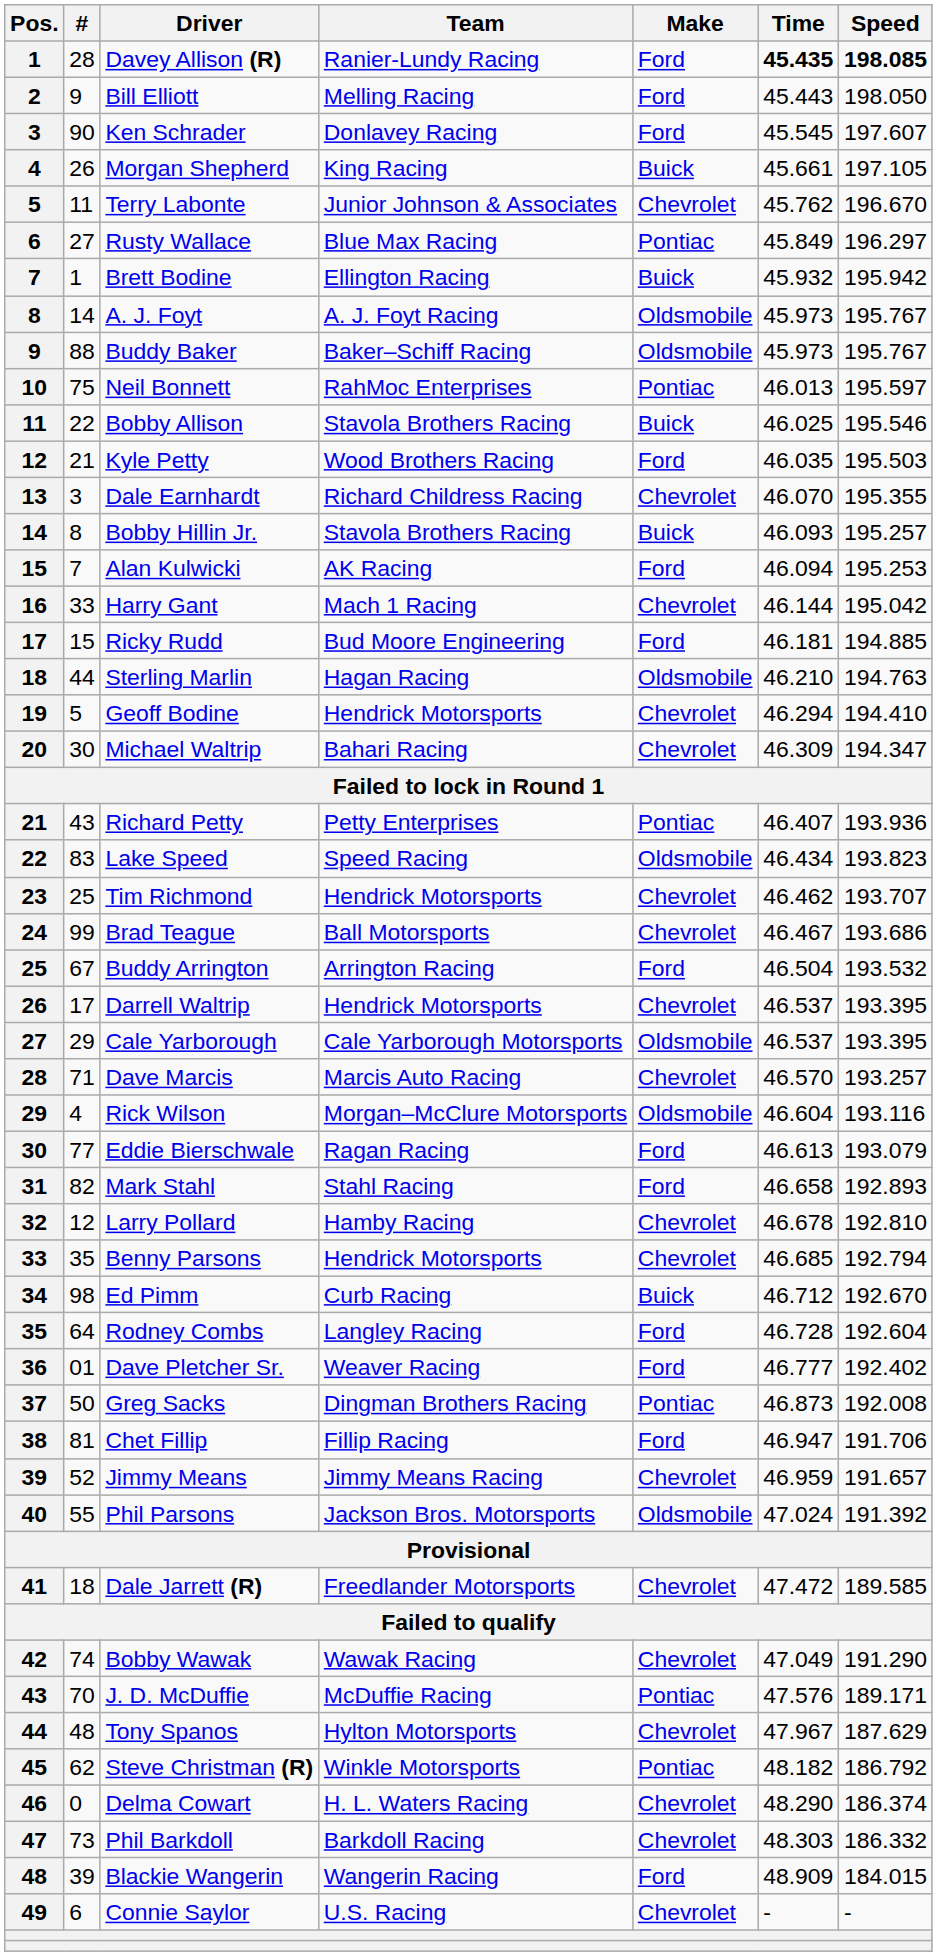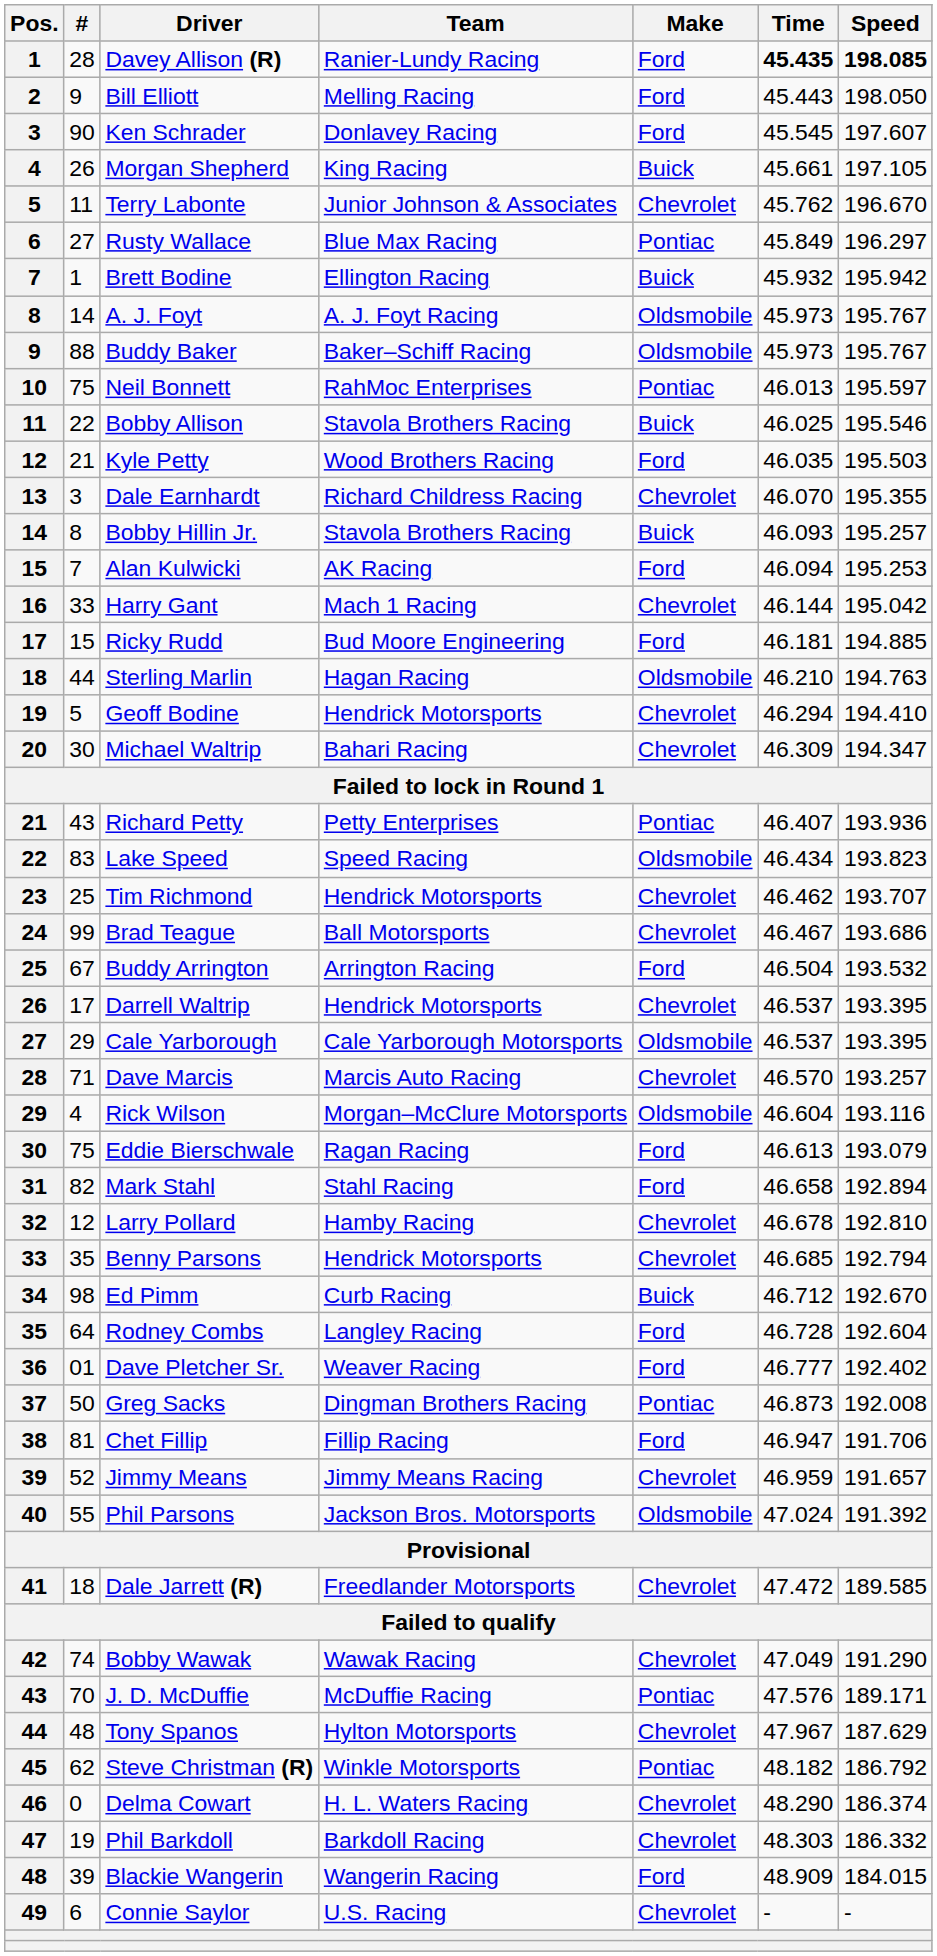(82, 1149) 77 -> (82, 1149) 75
(885, 1186) 192.893 -> (885, 1186) 192.894
(82, 1840) 73 -> (82, 1840) 19
